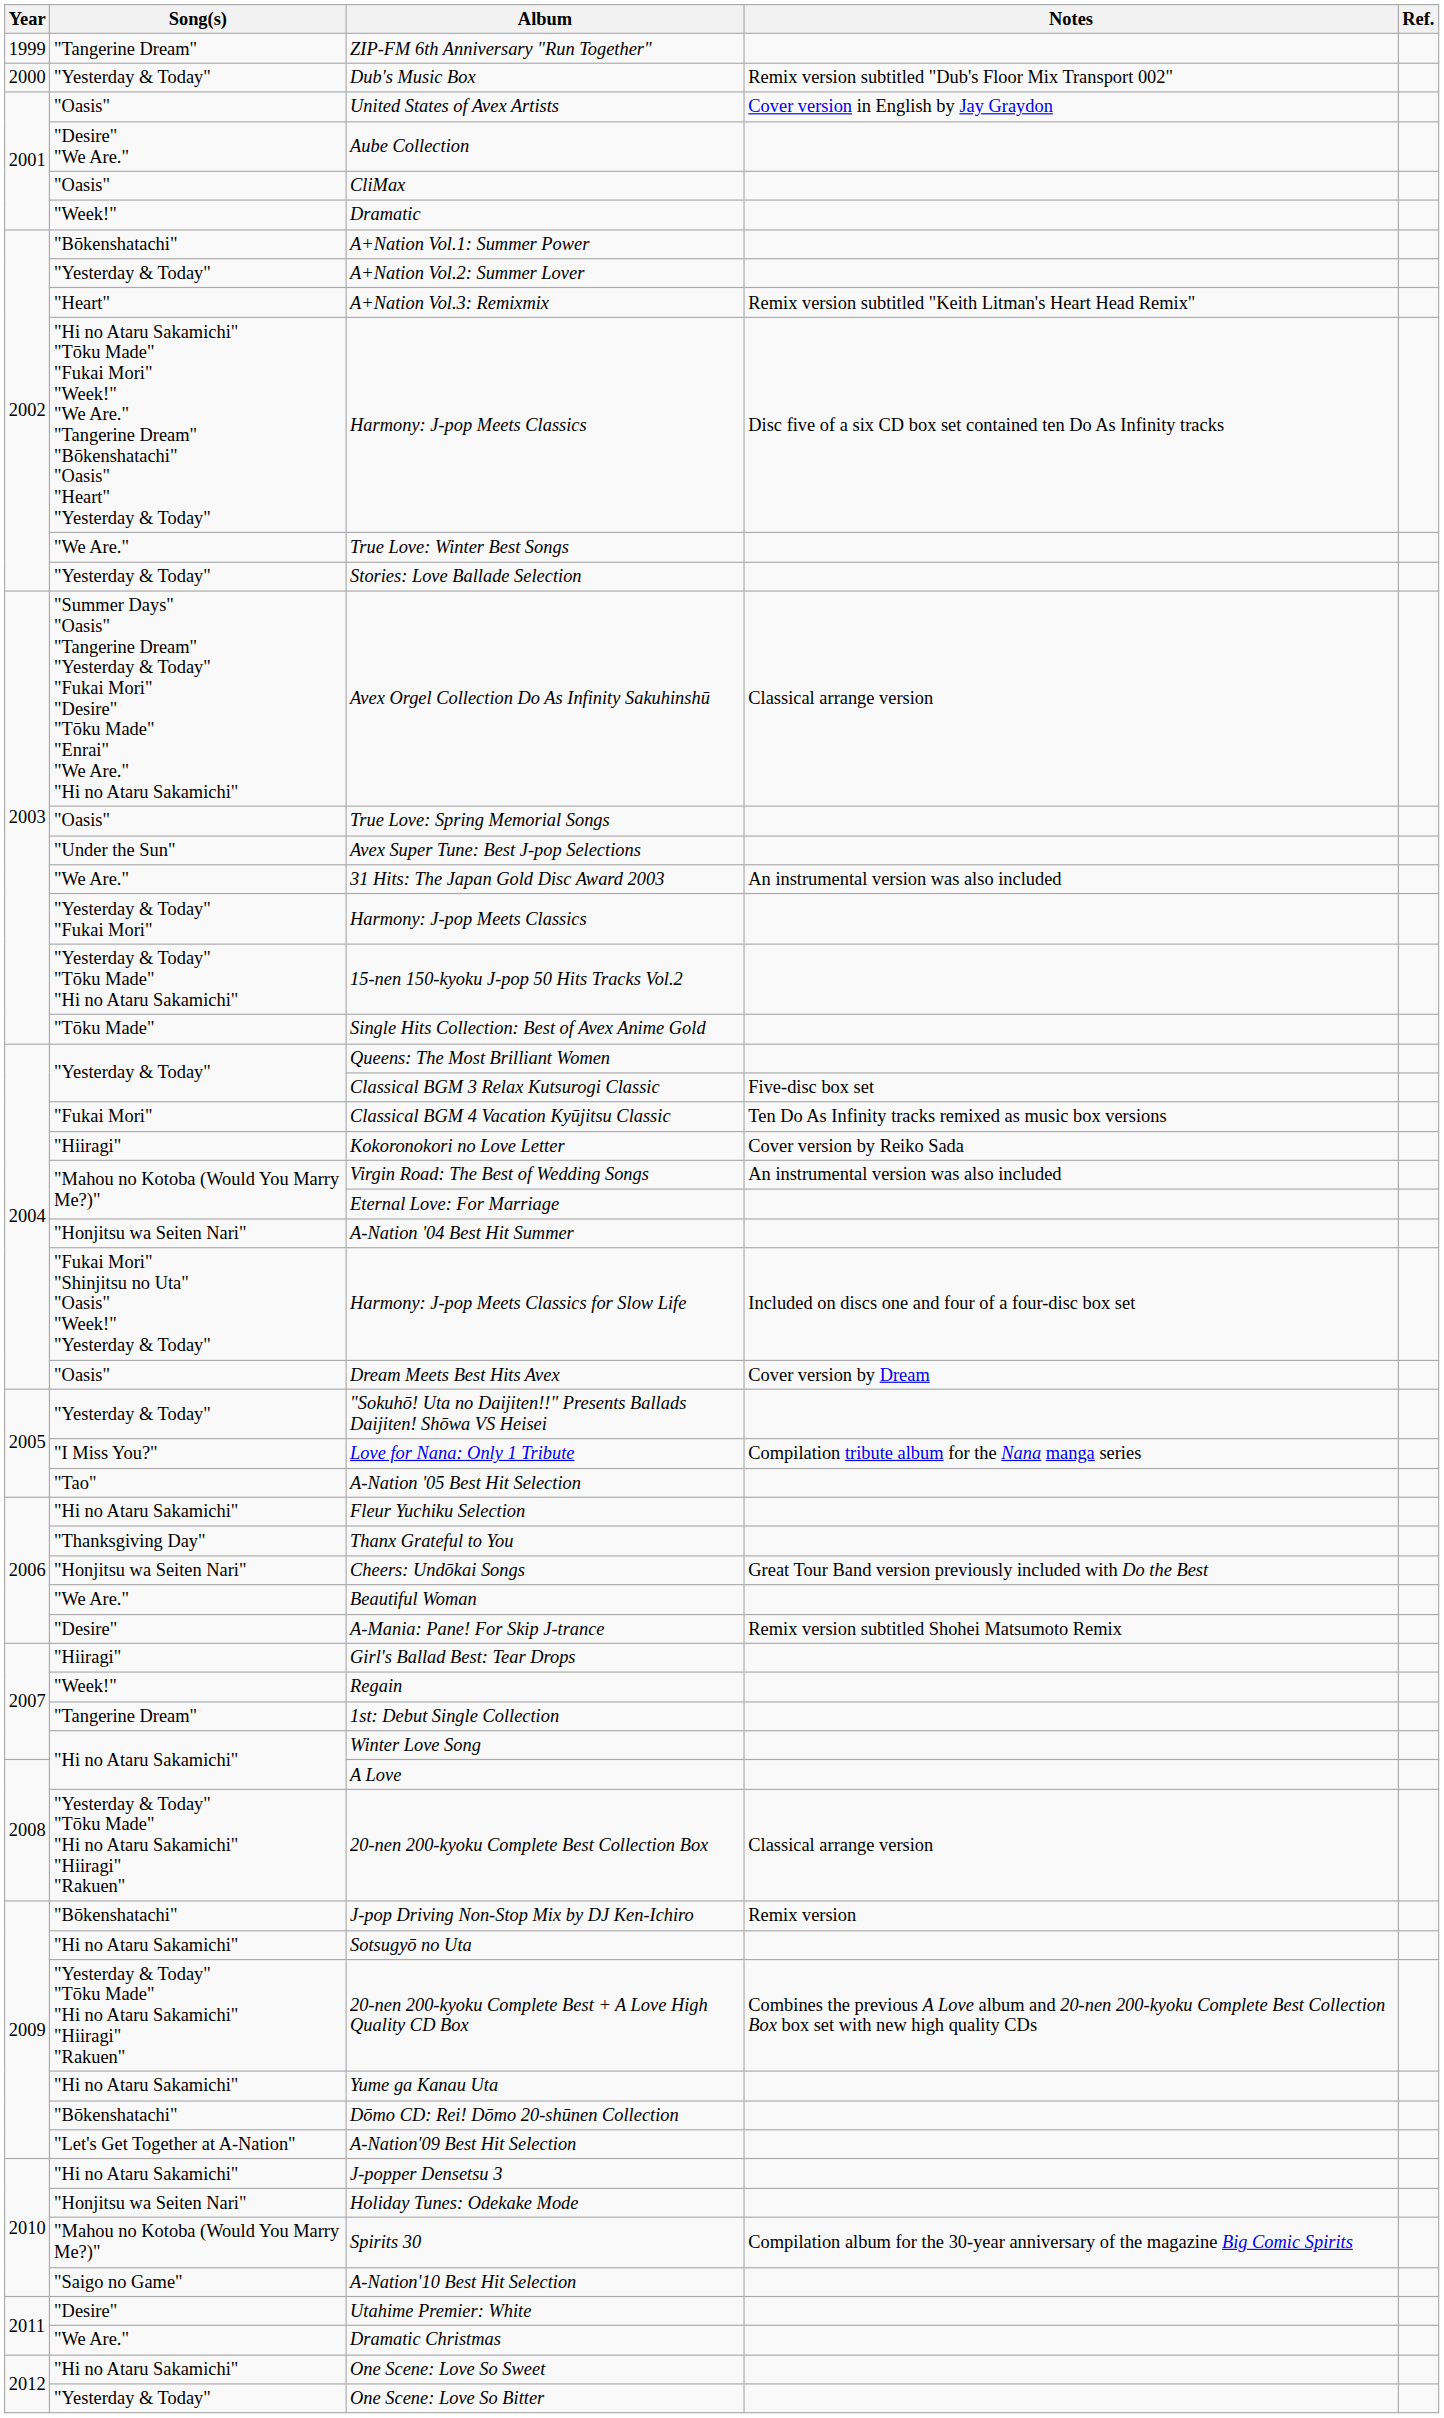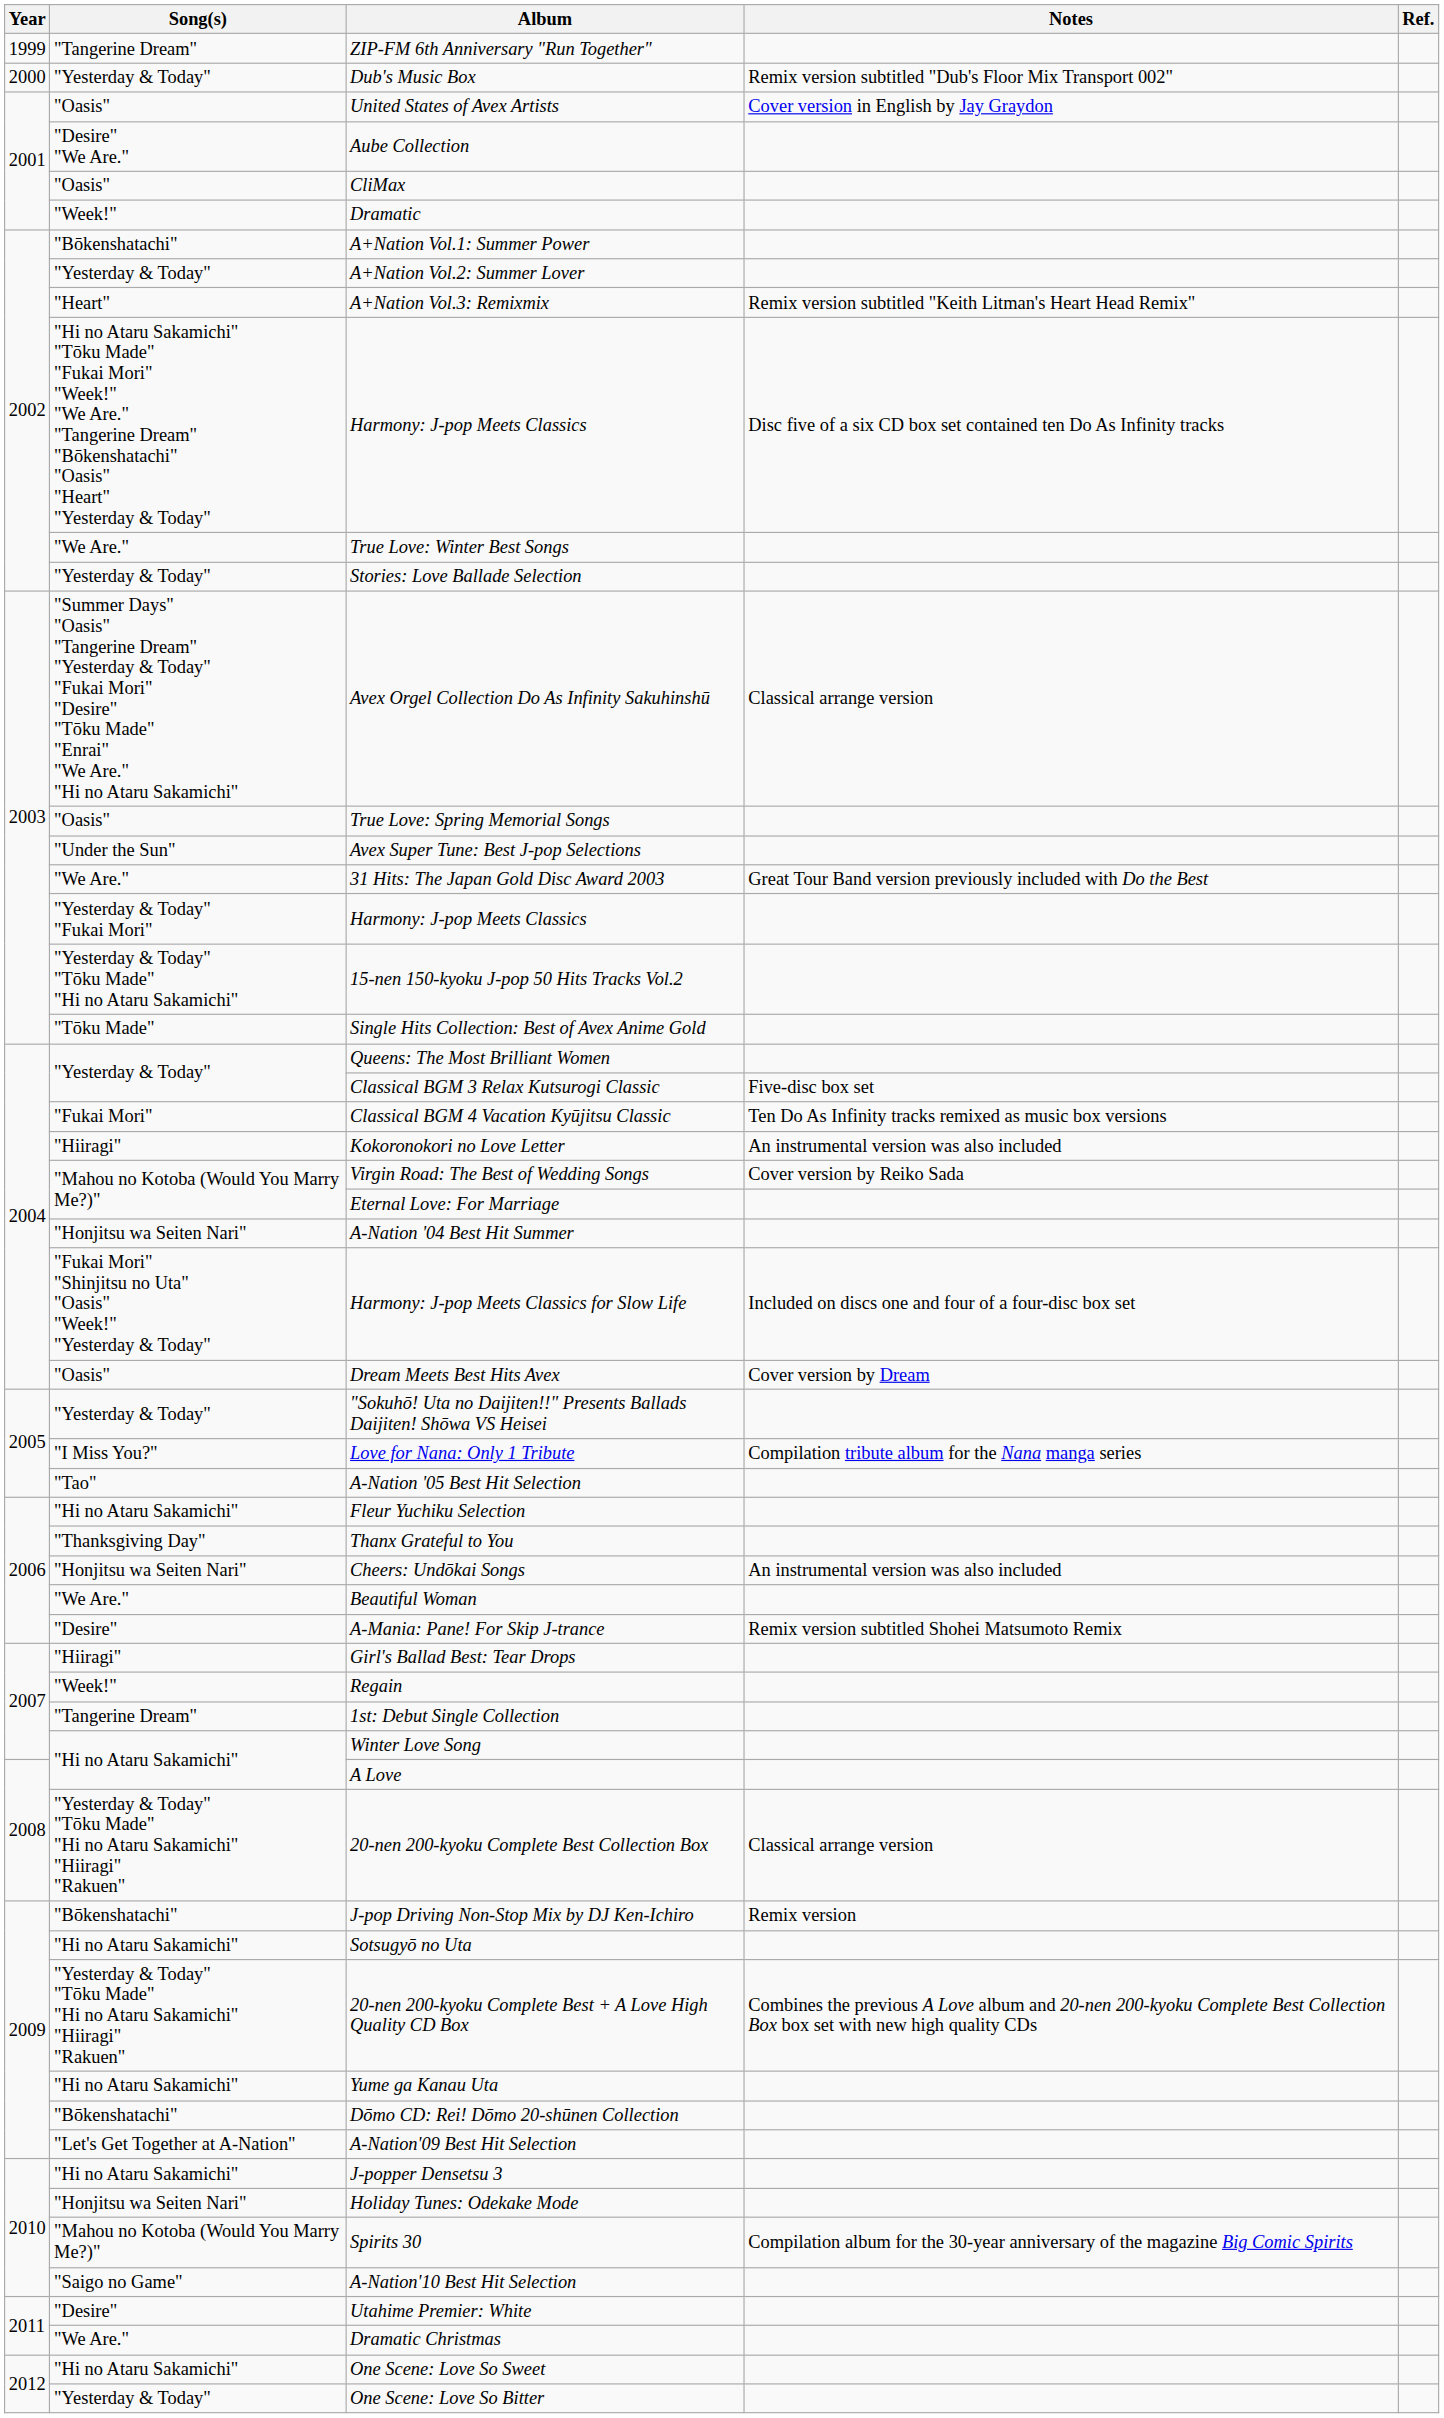(905, 879) An instrumental version was also included -> (978, 879) Great Tour Band version previously included with Do the Best
(856, 1145) Cover version by Reiko Sada -> (905, 1145) An instrumental version was also included
(905, 1174) An instrumental version was also included -> (856, 1174) Cover version by Reiko Sada
(978, 1570) Great Tour Band version previously included with Do the Best -> (905, 1570) An instrumental version was also included
